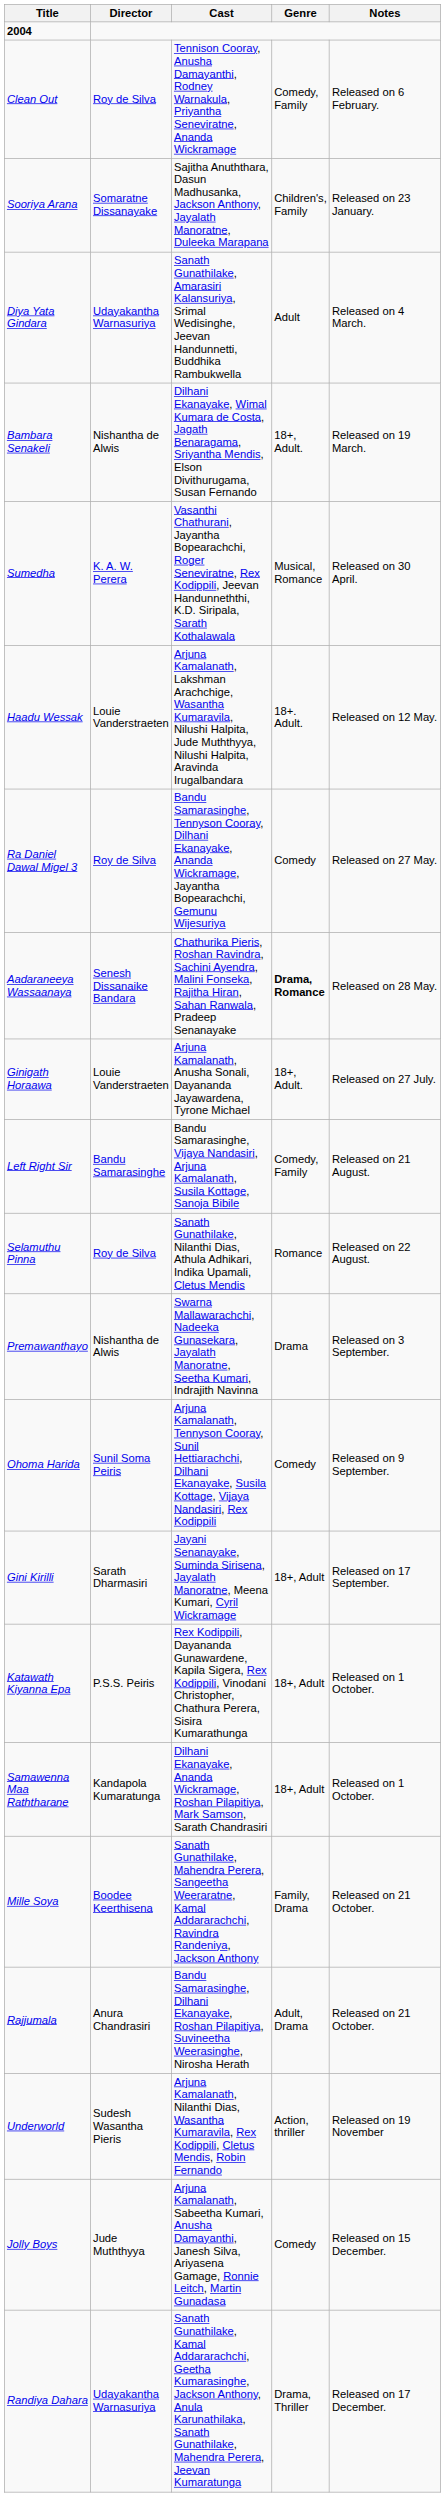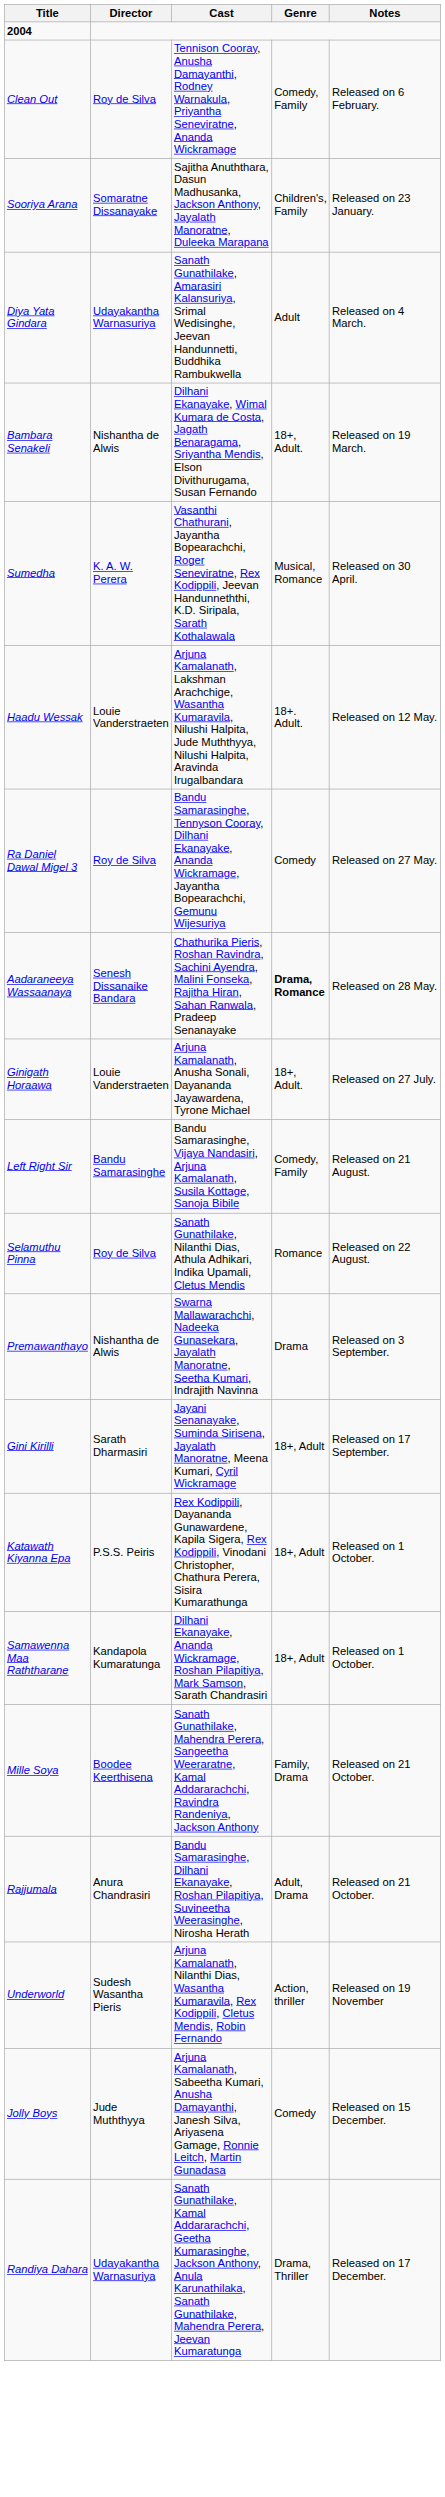- row: (43, 1465)
